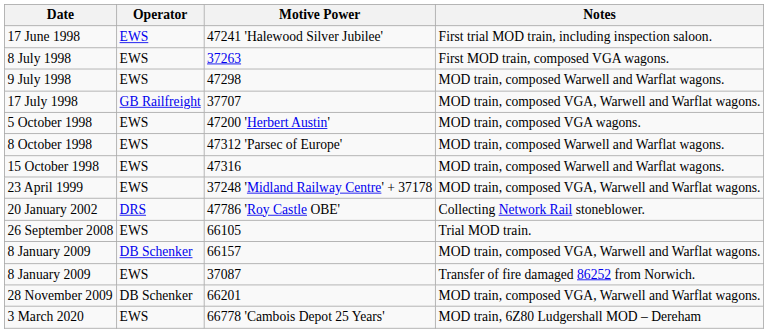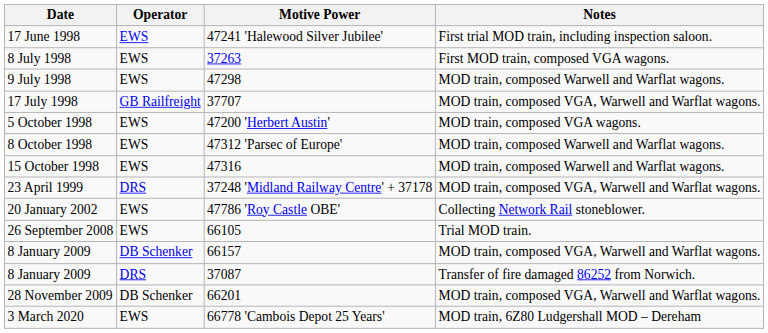(134, 187) EWS -> (133, 187) DRS
(133, 209) DRS -> (134, 209) EWS
(134, 274) EWS -> (133, 274) DRS
